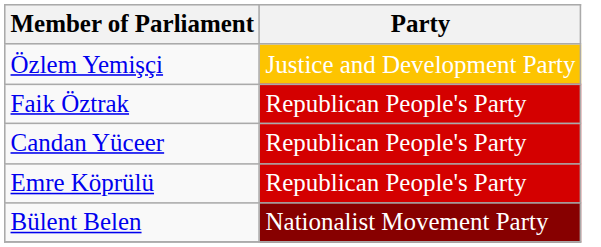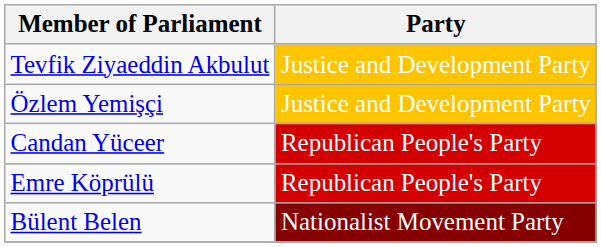+ row: (140, 63)
- row: (70, 103)
